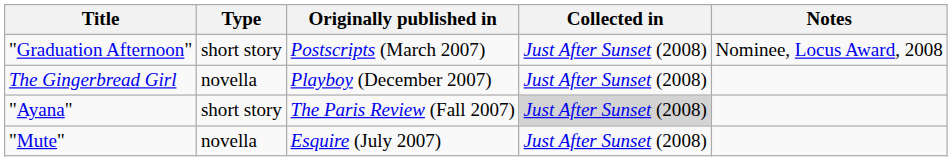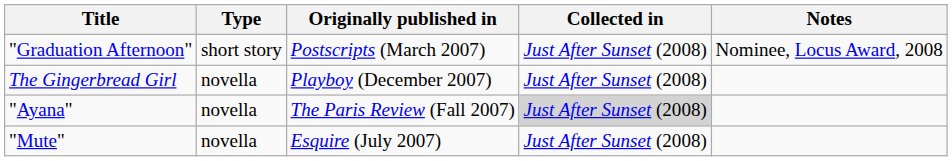(241, 110) short story -> (229, 110) novella
